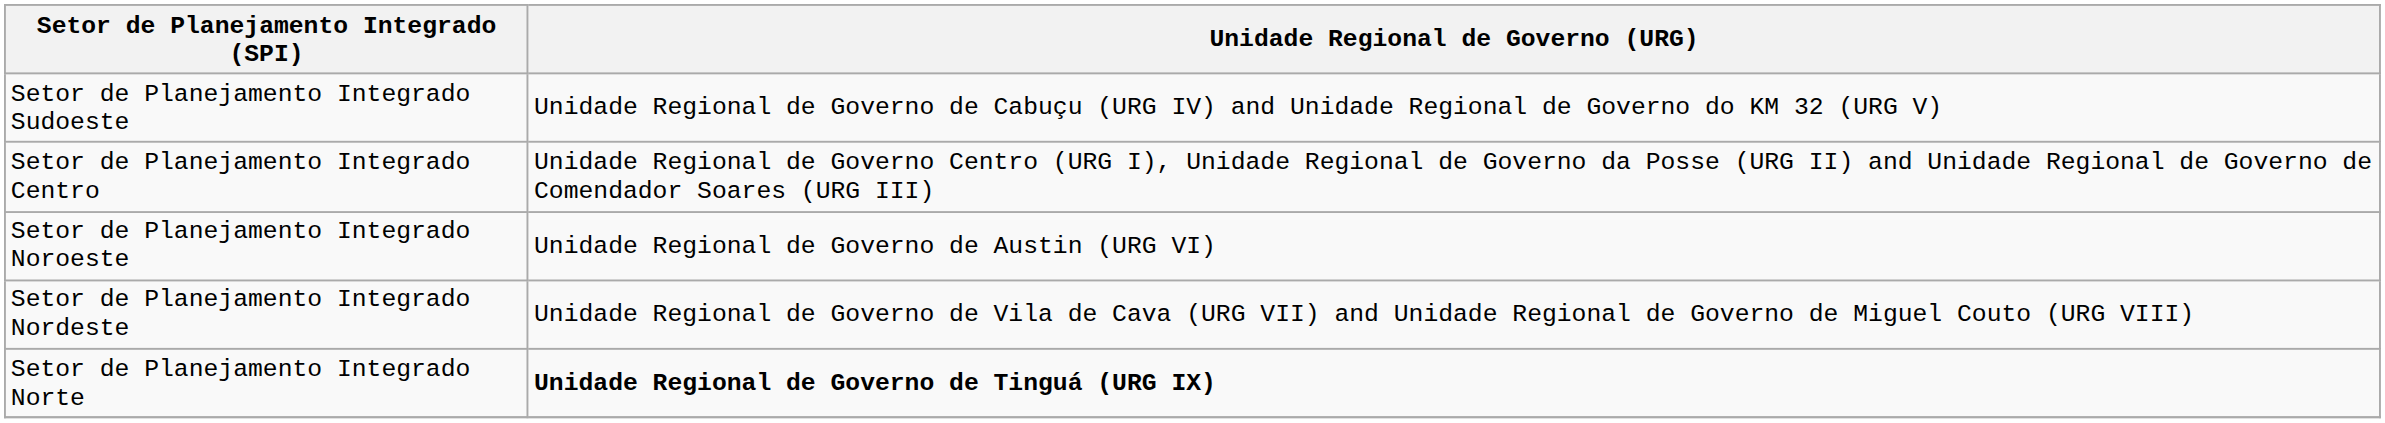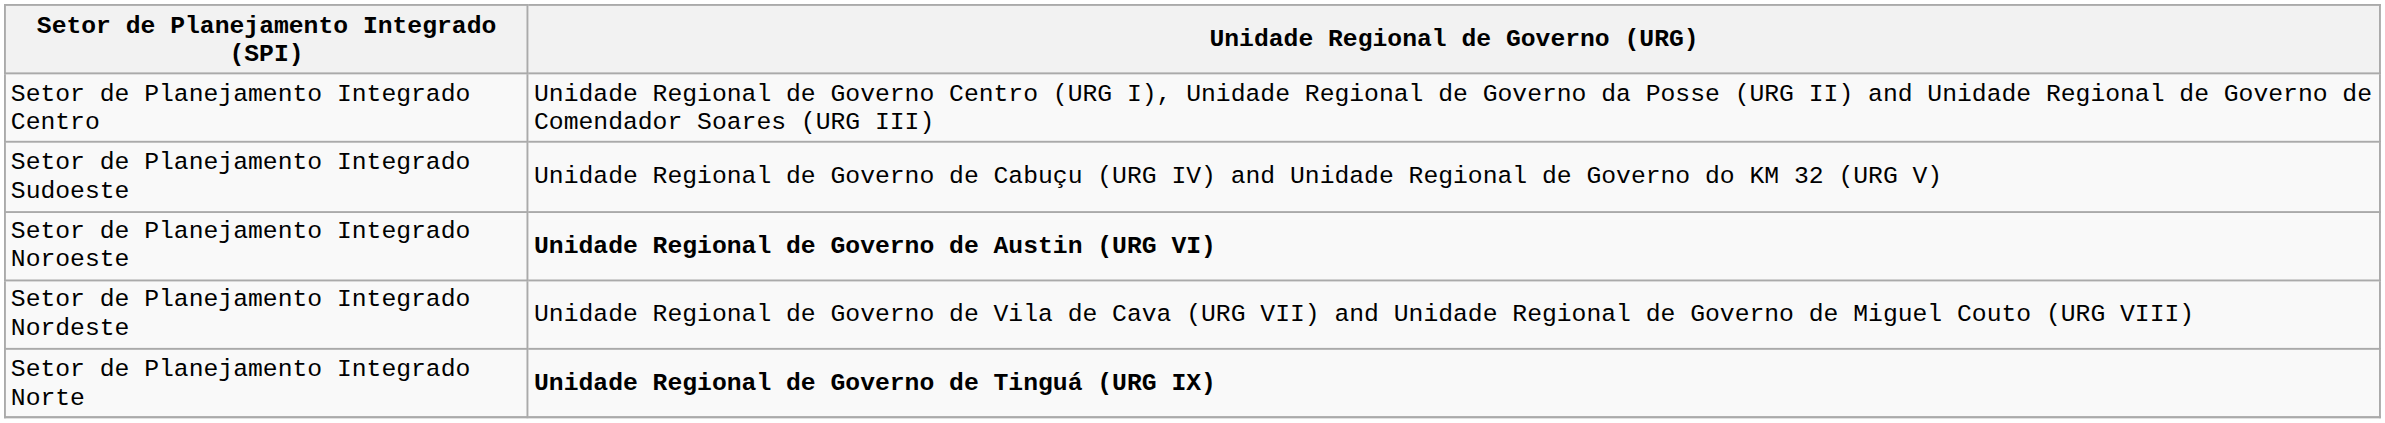rows swapped: (241, 177) <-> (241, 108)
(875, 246) normal -> (875, 246) bold
